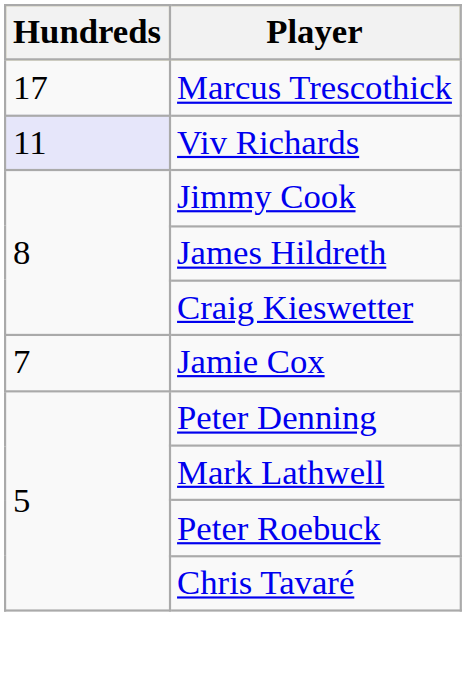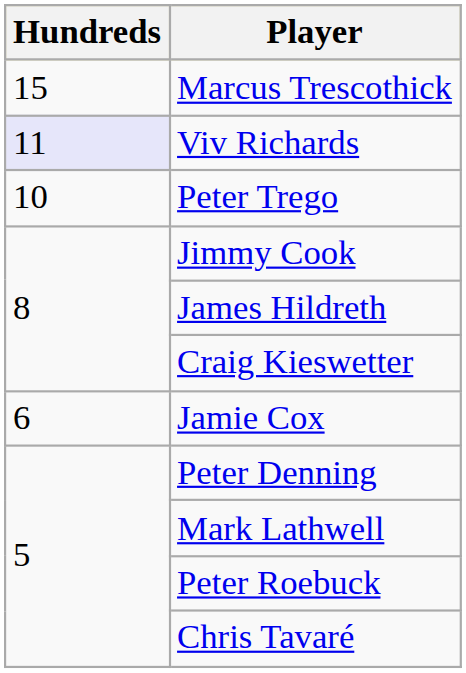(30, 87) 17 -> (30, 87) 15
+ row: (258, 197)
(22, 362) 7 -> (22, 417) 6
